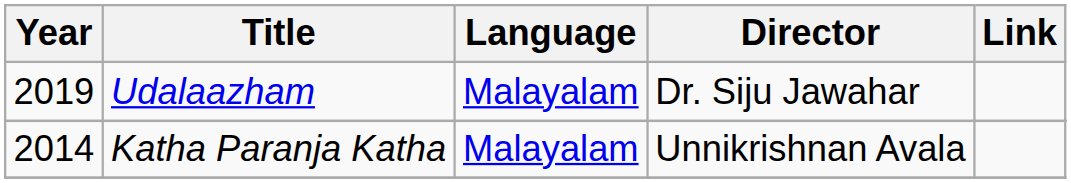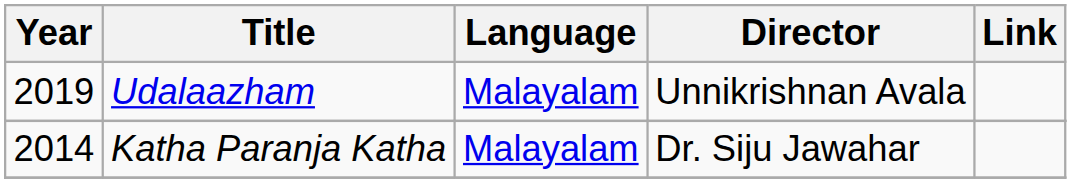(788, 90) Dr. Siju Jawahar -> (810, 90) Unnikrishnan Avala
(810, 148) Unnikrishnan Avala -> (788, 148) Dr. Siju Jawahar
